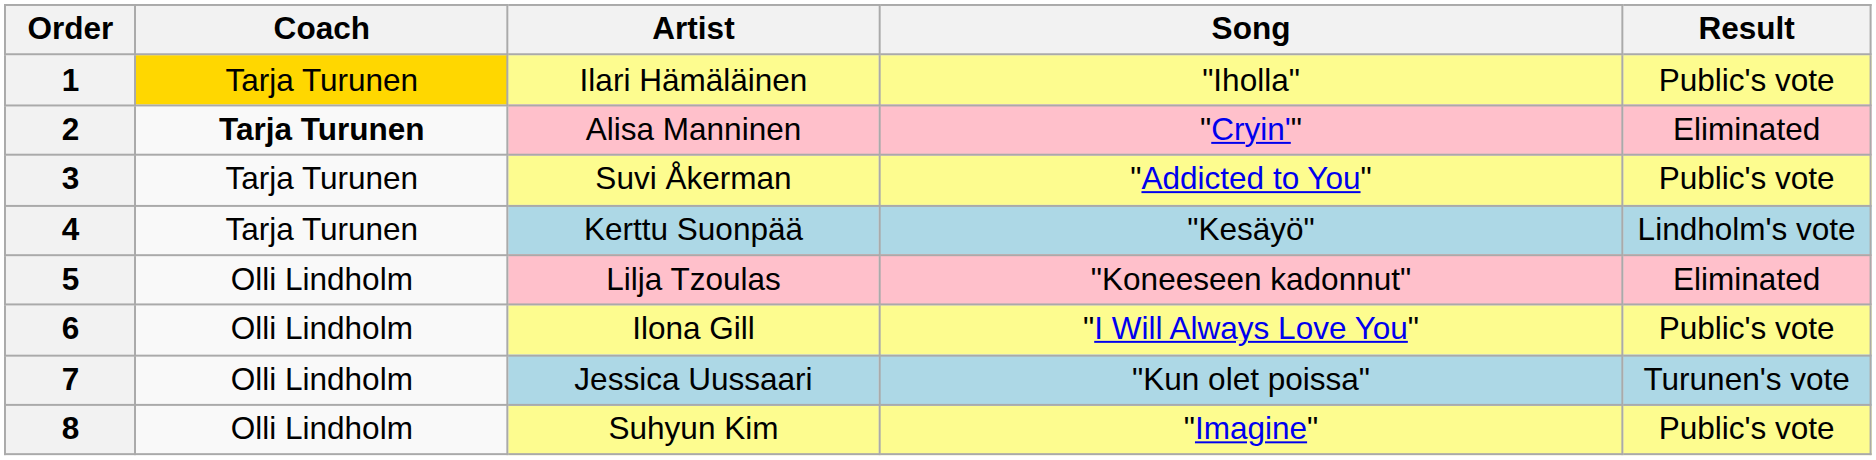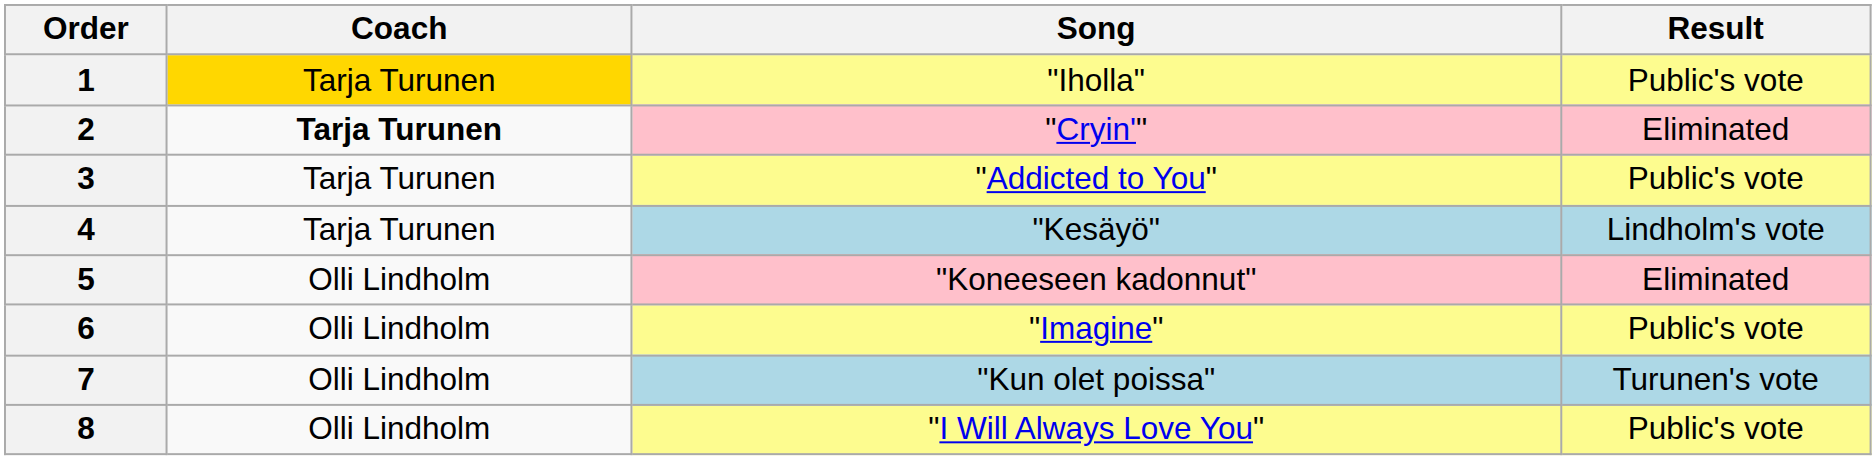- column: (693, 29)
(1251, 329) "I Will Always Love You" -> (1096, 329) "Imagine"
(1251, 429) "Imagine" -> (1096, 429) "I Will Always Love You"
